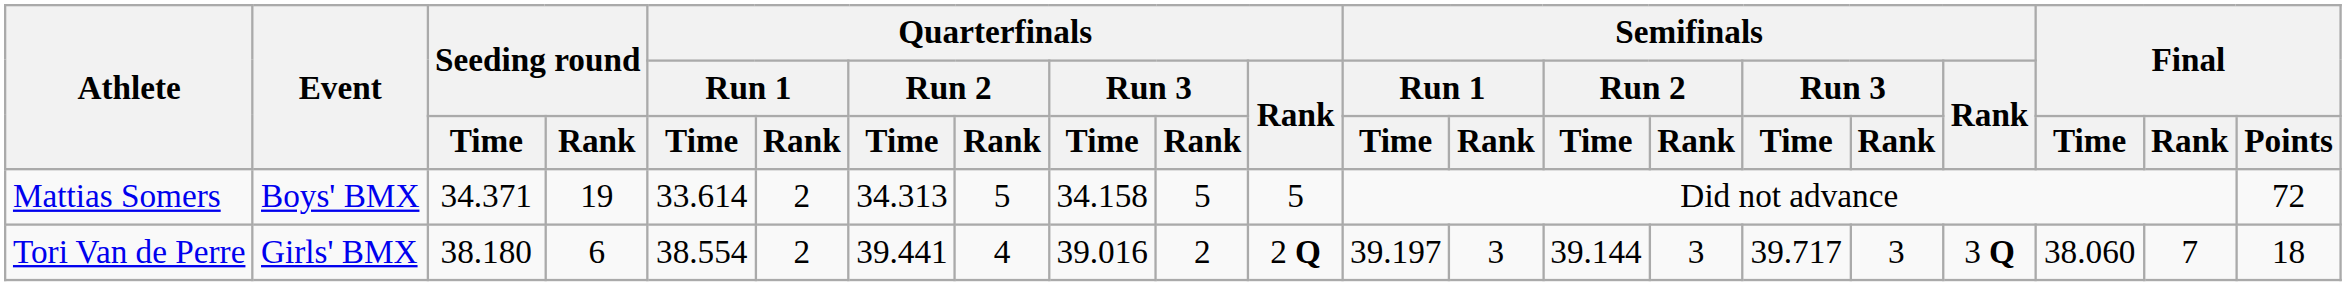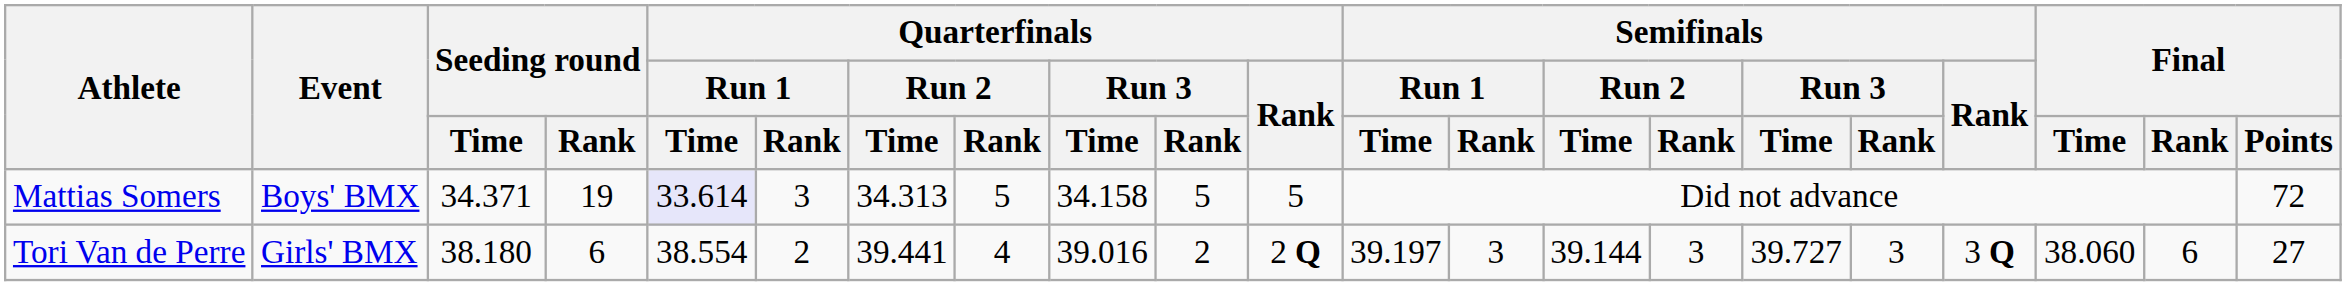(702, 196) no background -> (702, 196) lavender background
(802, 196) 2 -> (802, 196) 3
(1796, 251) 39.717 -> (1796, 251) 39.727
(2190, 251) 7 -> (2190, 251) 6
(2289, 251) 18 -> (2289, 251) 27
